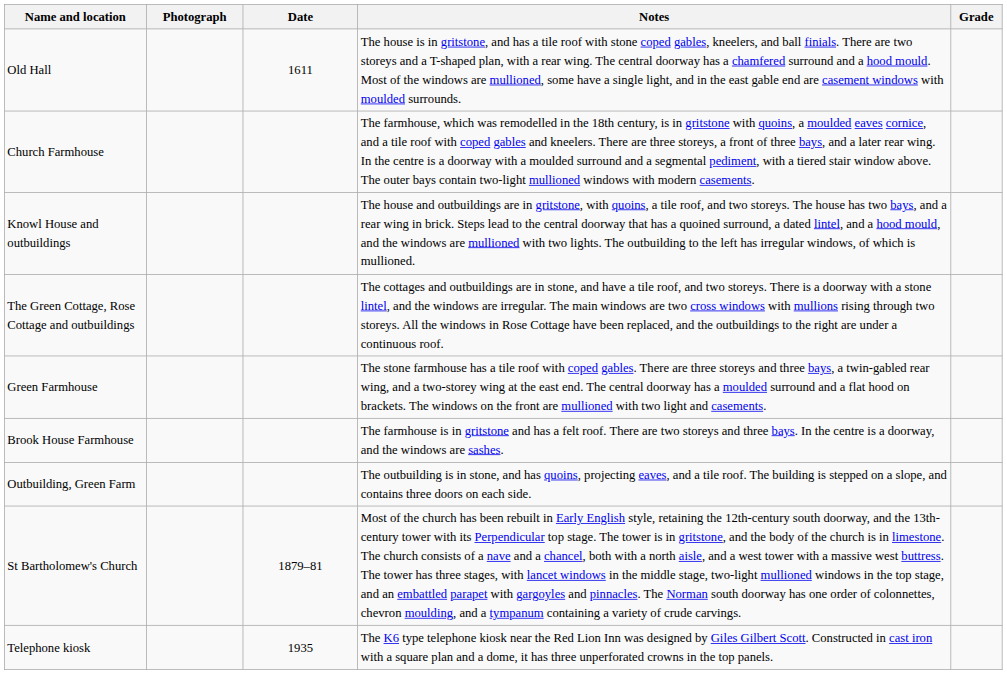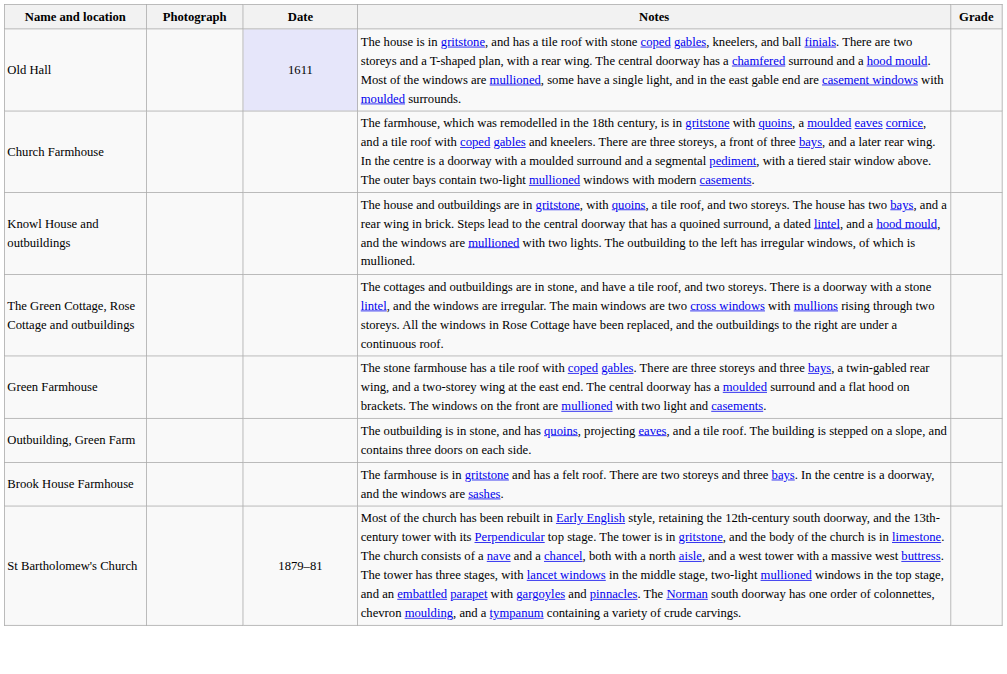(300, 70) no background -> (300, 70) lavender background
rows swapped: (71, 484) <-> (71, 440)
- row: (49, 647)
